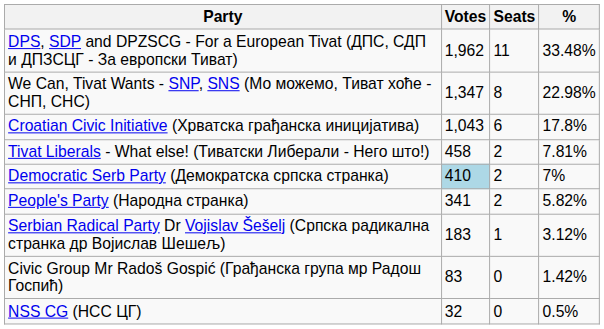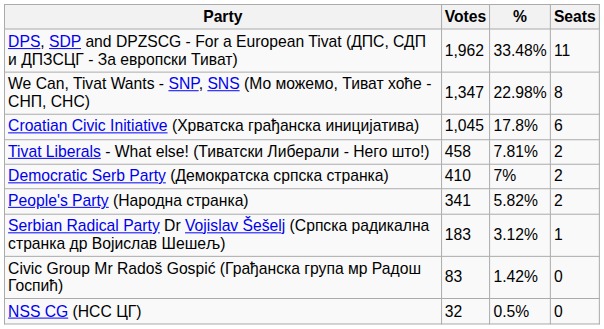columns swapped: (569, 16) <-> (514, 16)
(464, 126) 1,043 -> (464, 126) 1,045
(458, 176) lightblue background -> (458, 176) no background
